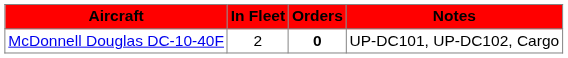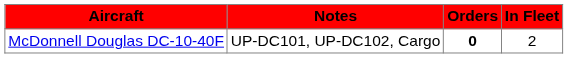columns swapped: (258, 16) <-> (454, 16)
